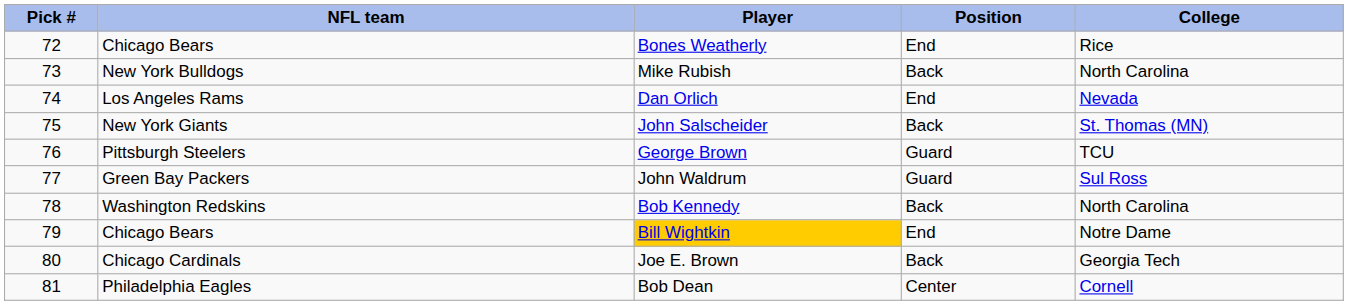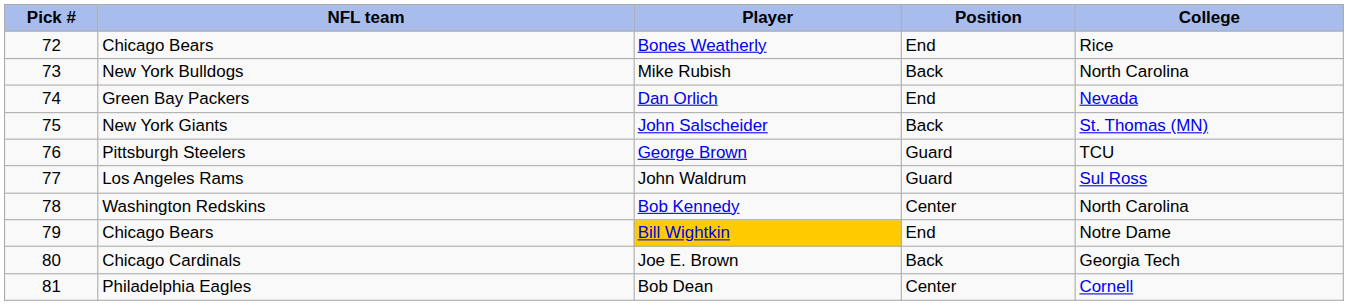(173, 98) Los Angeles Rams -> (176, 98) Green Bay Packers
(176, 179) Green Bay Packers -> (173, 179) Los Angeles Rams
(924, 206) Back -> (931, 206) Center
